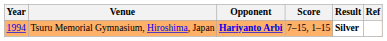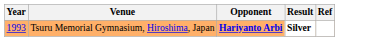- column: (309, 12)
(16, 28) 1994 -> (16, 28) 1993
